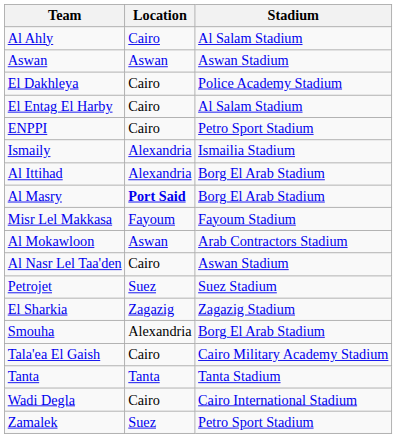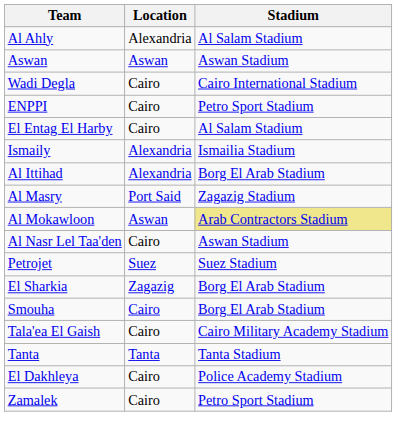(144, 38) Cairo -> (160, 38) Alexandria
rows swapped: (43, 83) <-> (41, 399)
rows swapped: (28, 128) <-> (60, 106)
(157, 196) bold -> (155, 196) normal
(261, 196) Borg El Arab Stadium -> (247, 196) Zagazig Stadium
- row: (60, 219)
(273, 241) no background -> (273, 219) khaki background
(247, 309) Zagazig Stadium -> (261, 286) Borg El Arab Stadium
(160, 331) Alexandria -> (144, 309) Cairo
(142, 422) Suez -> (144, 399) Cairo
